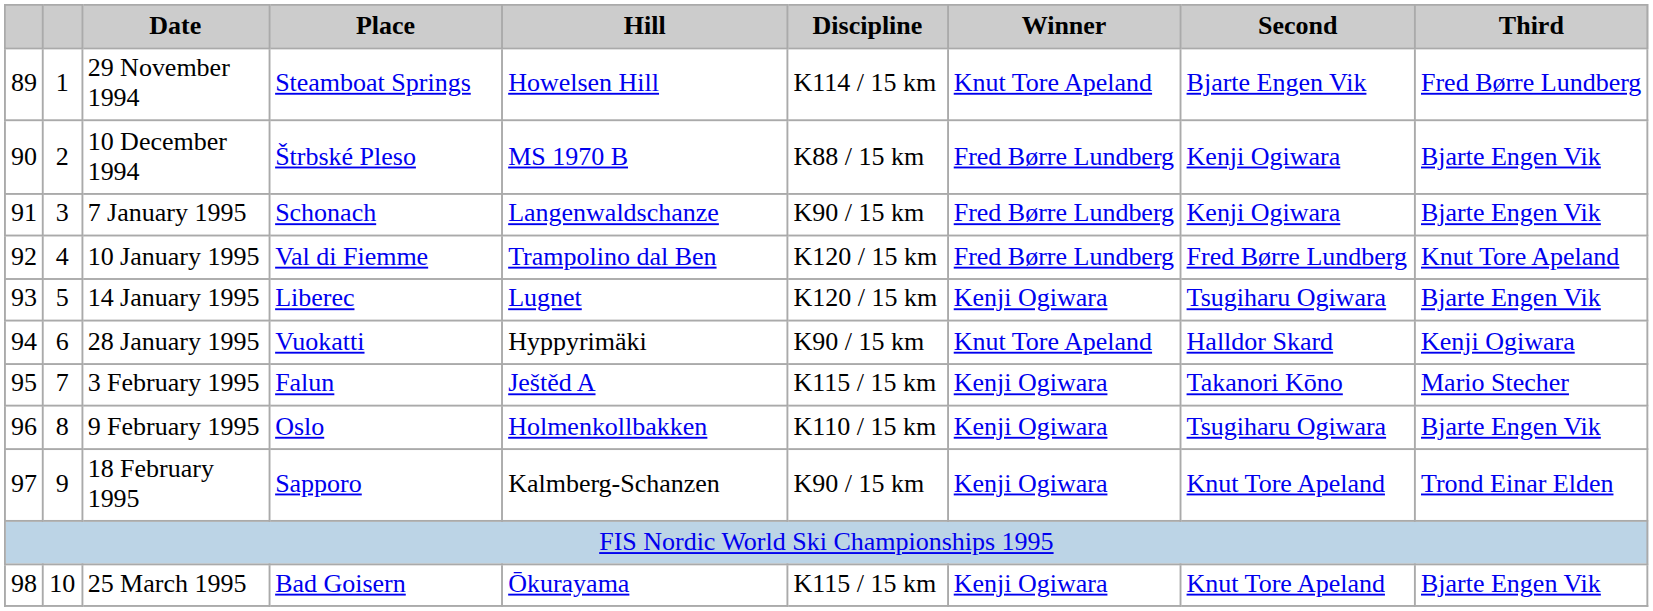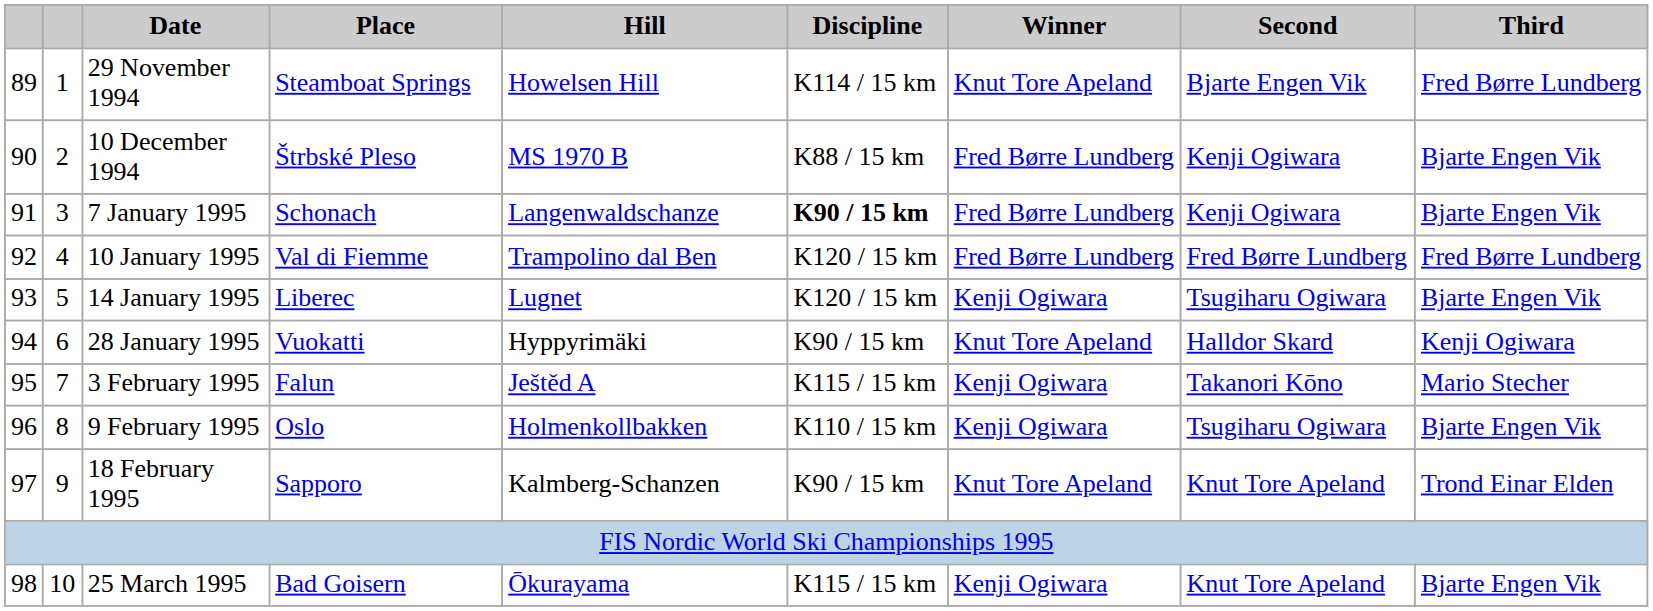(859, 213) normal -> (861, 213) bold
(1520, 256) Knut Tore Apeland -> (1531, 256) Fred Børre Lundberg
(1031, 483) Kenji Ogiwara -> (1053, 483) Knut Tore Apeland
